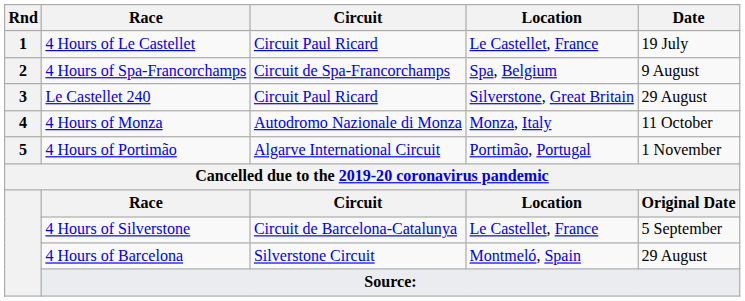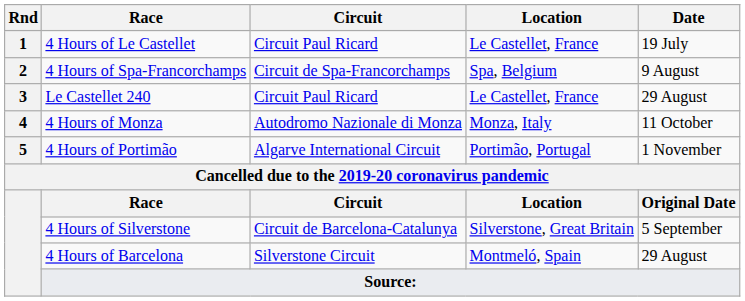(552, 96) Silverstone, Great Britain -> (534, 96) Le Castellet, France
(534, 229) Le Castellet, France -> (552, 229) Silverstone, Great Britain
